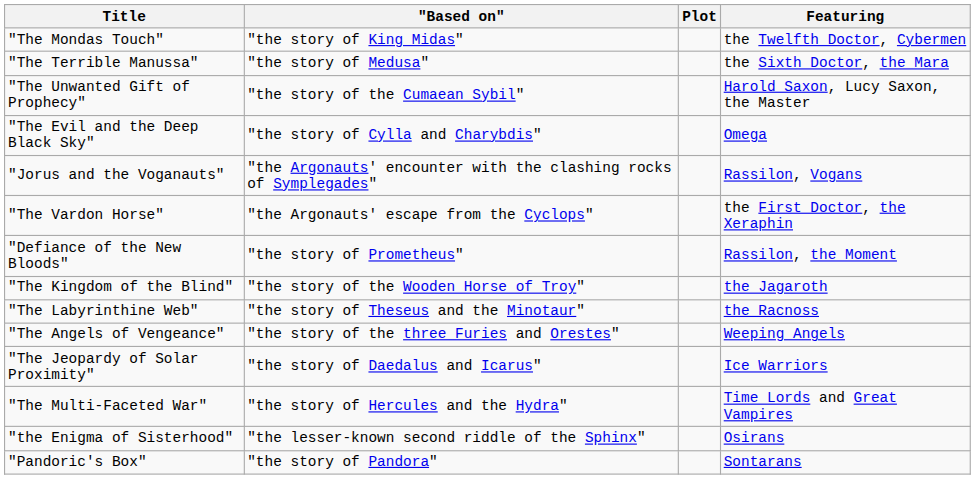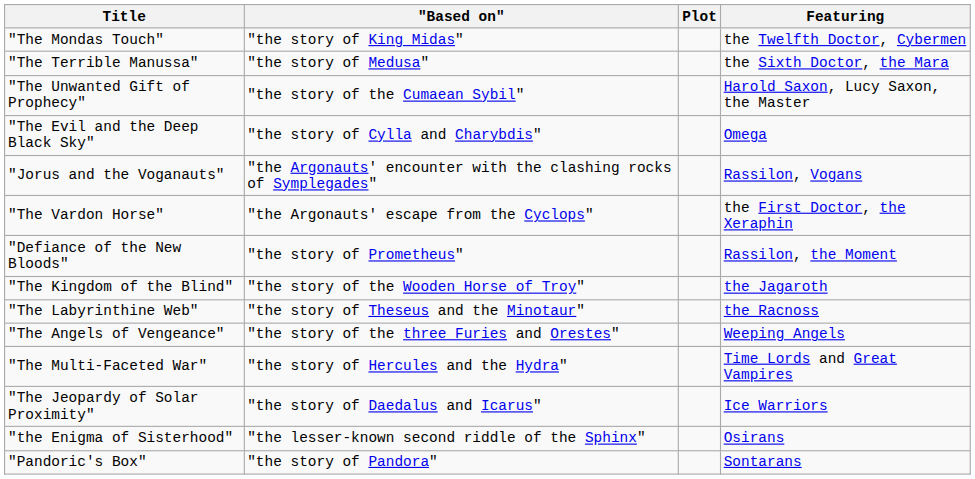rows swapped: (103, 367) <-> (108, 407)
